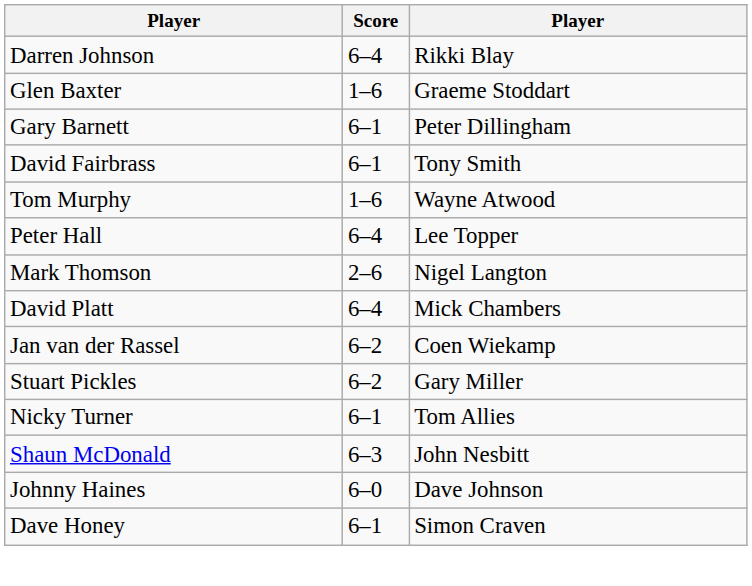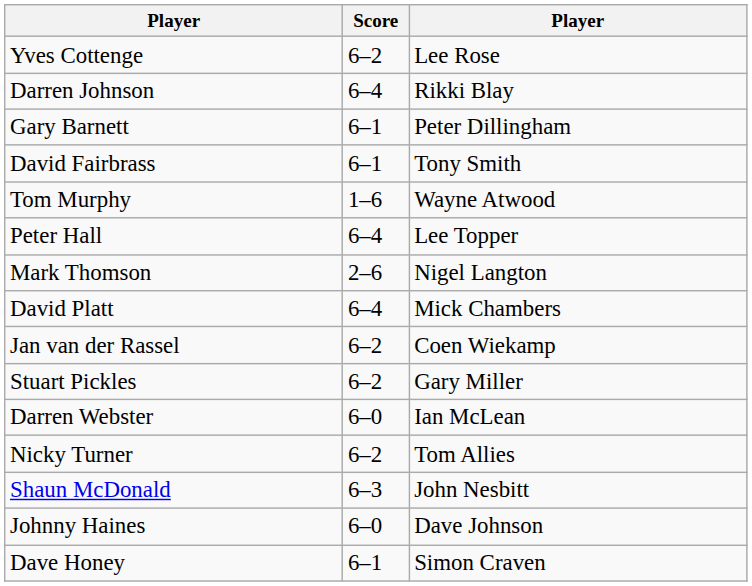+ row: (77, 54)
- row: (66, 90)
+ row: (82, 417)
(365, 417) 6–1 -> (365, 453) 6–2
